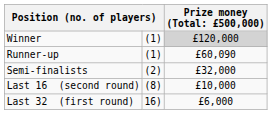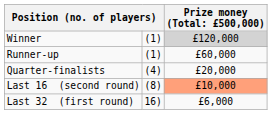(216, 55) £60,090 -> (216, 55) £60,000
- row: (47, 70)
+ row: (56, 70)
(216, 86) no background -> (216, 86) lightsalmon background
